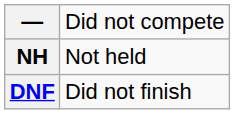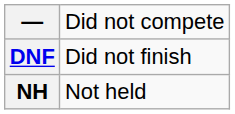rows swapped: (32, 91) <-> (32, 56)
